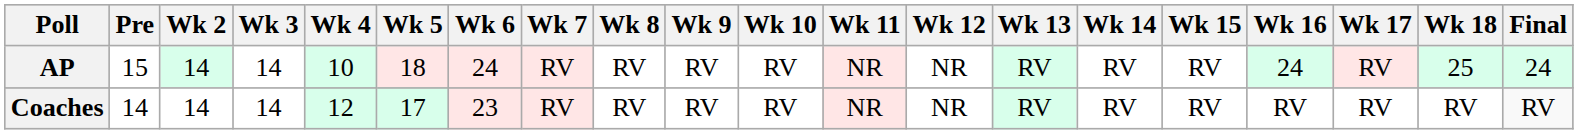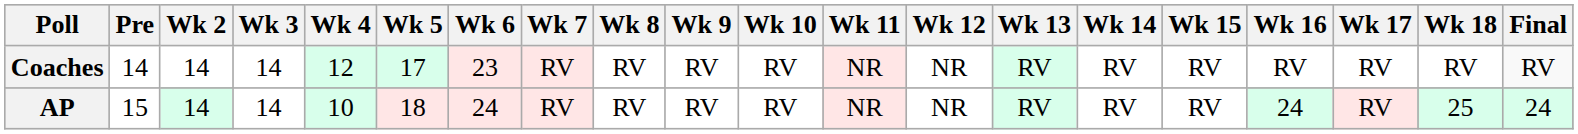rows swapped: (57, 66) <-> (57, 107)
